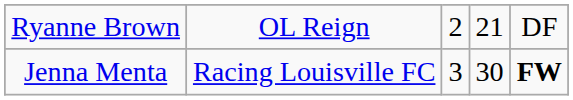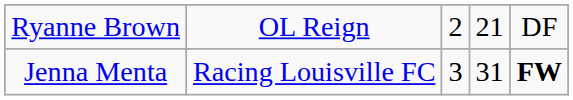(490, 71) 30 -> (490, 71) 31
